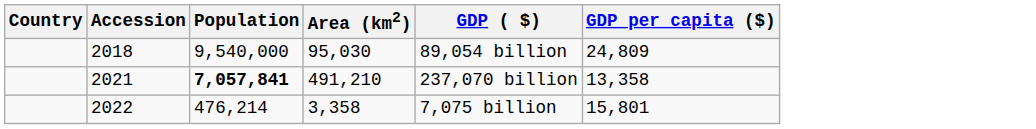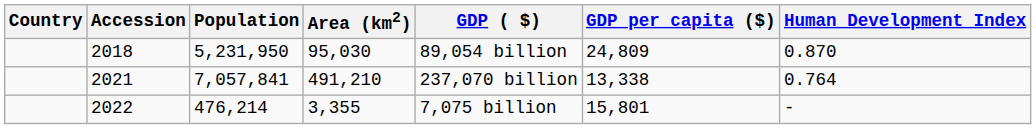+ column: (905, 21)
(241, 52) 9,540,000 -> (241, 52) 5,231,950
(241, 81) bold -> (241, 81) normal
(618, 81) 13,358 -> (618, 81) 13,338
(334, 109) 3,358 -> (334, 109) 3,355
